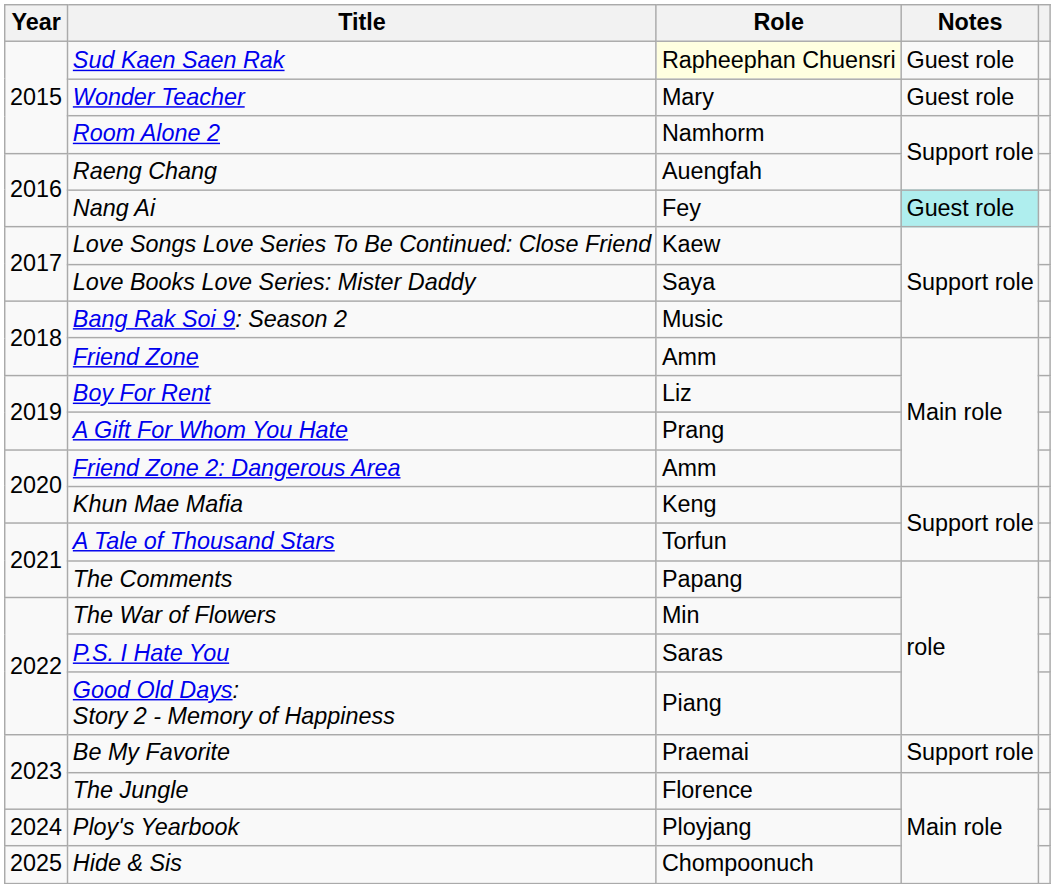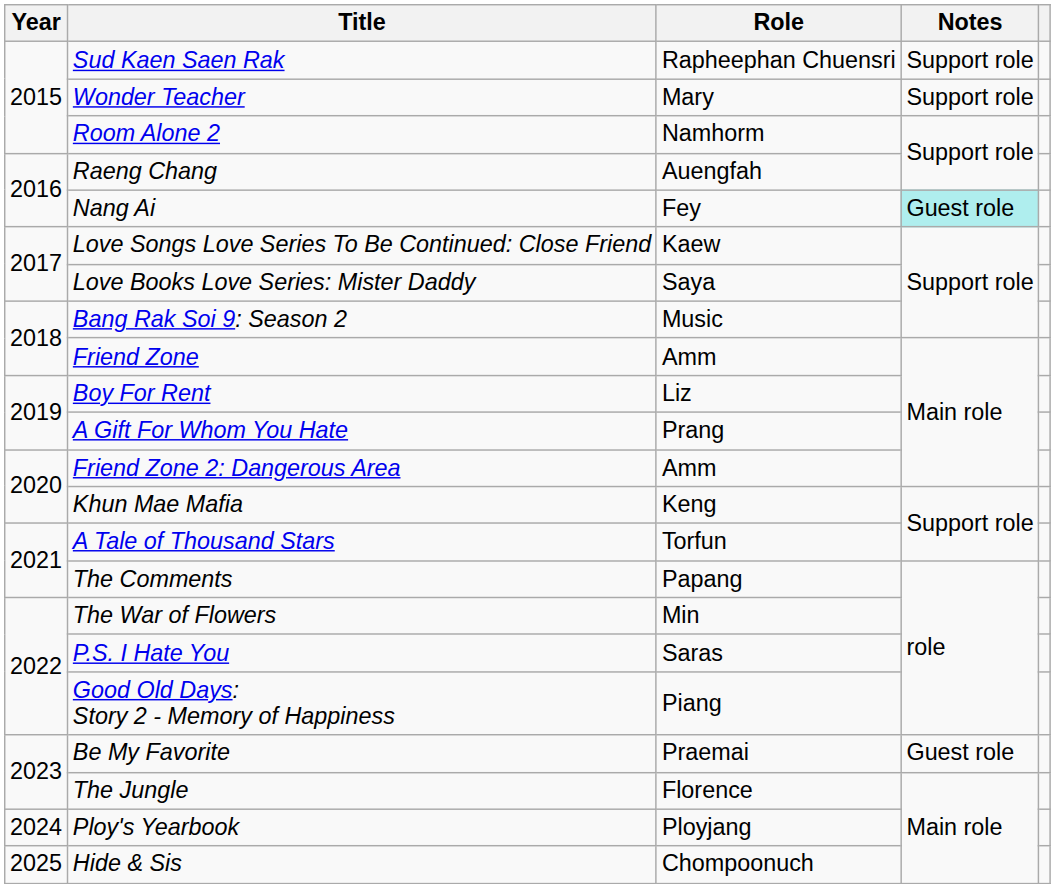(779, 60) lightyellow background -> (779, 60) no background
(960, 60) Guest role -> (970, 60) Support role
(960, 97) Guest role -> (970, 97) Support role
(970, 753) Support role -> (960, 753) Guest role
